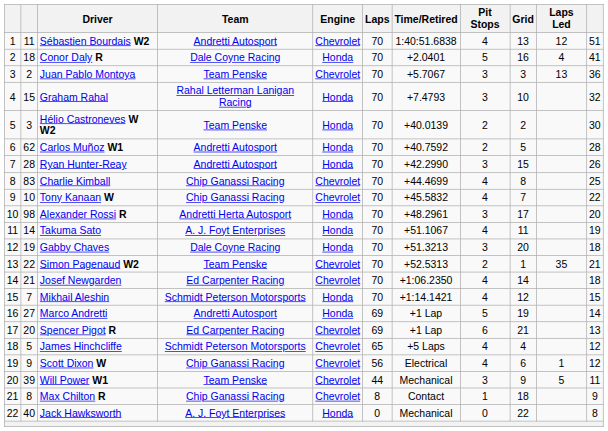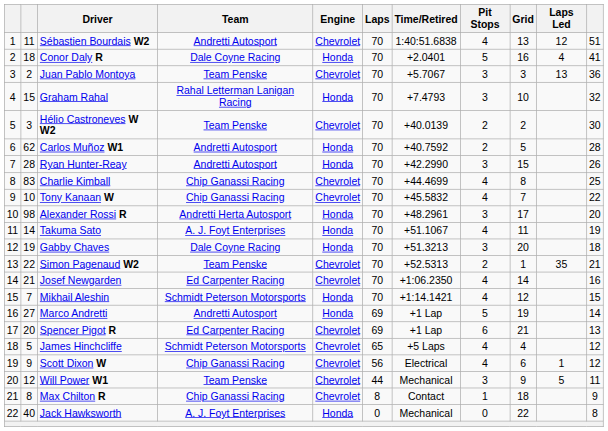(338, 125) Honda -> (338, 125) Chevrolet
(595, 280) 18 -> (595, 280) 16
(29, 380) 39 -> (29, 380) 12
